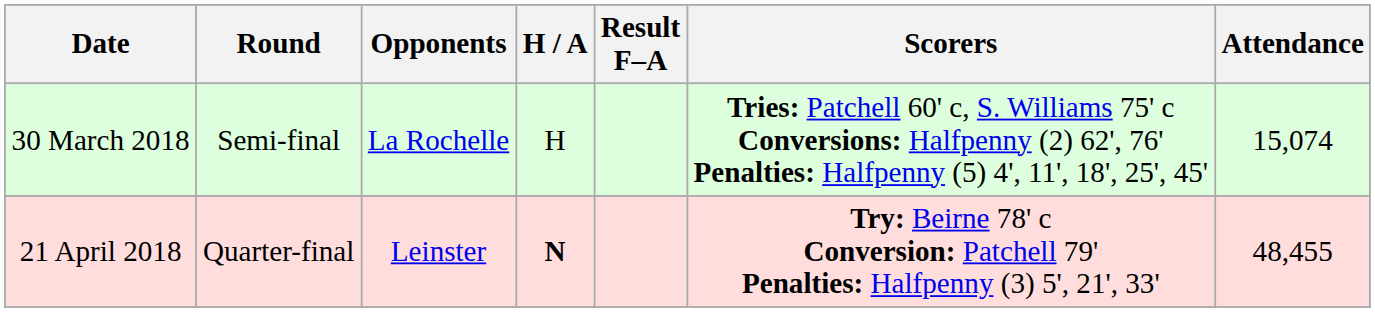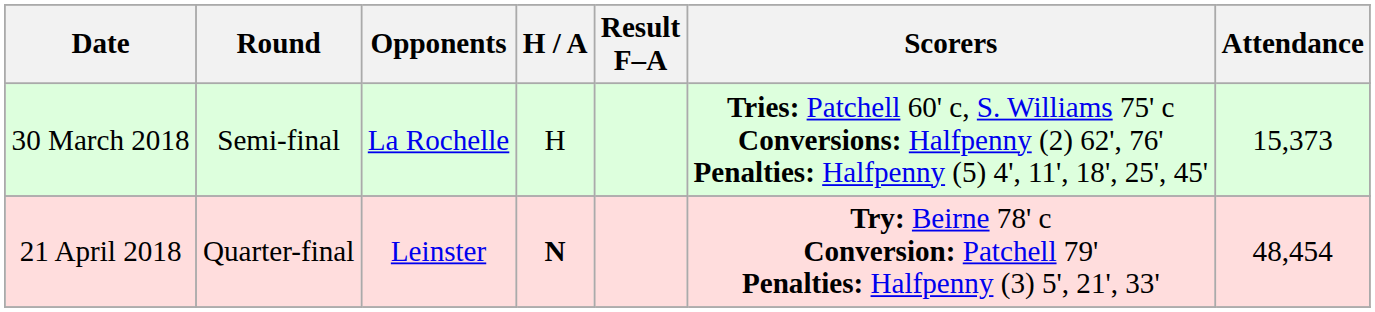(1293, 139) 15,074 -> (1293, 139) 15,373
(1293, 250) 48,455 -> (1293, 250) 48,454
